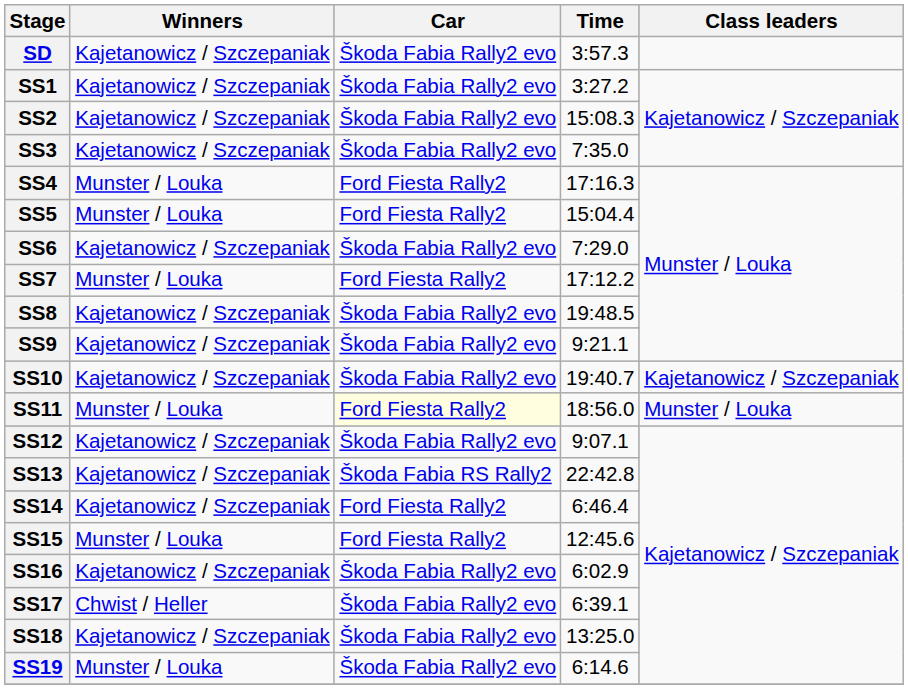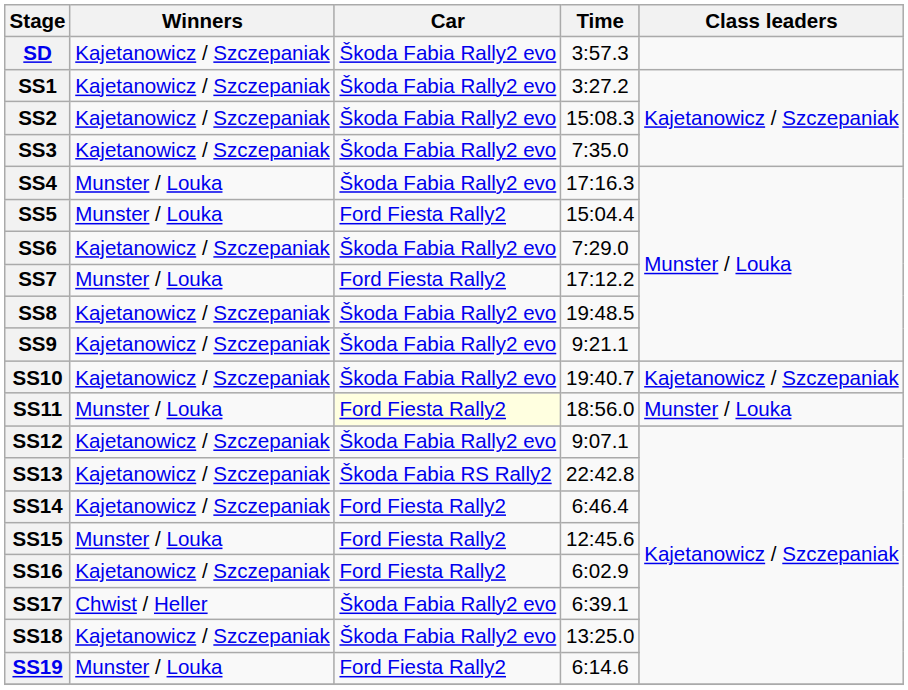(423, 182) Ford Fiesta Rally2 -> (448, 182) Škoda Fabia Rally2 evo
(448, 571) Škoda Fabia Rally2 evo -> (423, 571) Ford Fiesta Rally2
(448, 668) Škoda Fabia Rally2 evo -> (423, 668) Ford Fiesta Rally2
